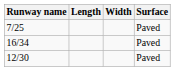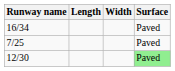rows swapped: (18, 43) <-> (15, 27)
(148, 58) no background -> (148, 58) lightgreen background
